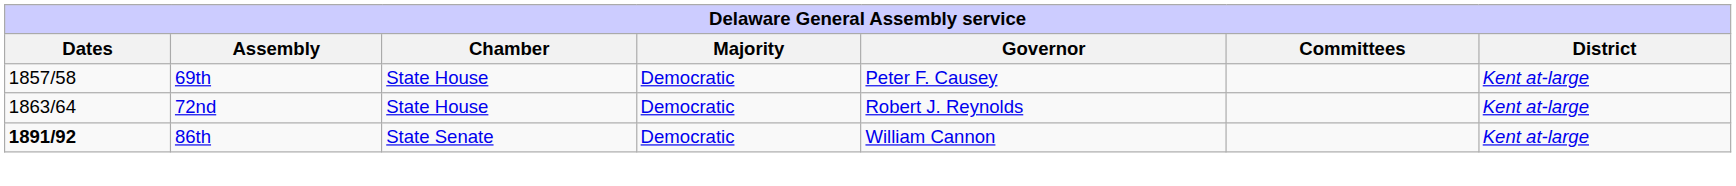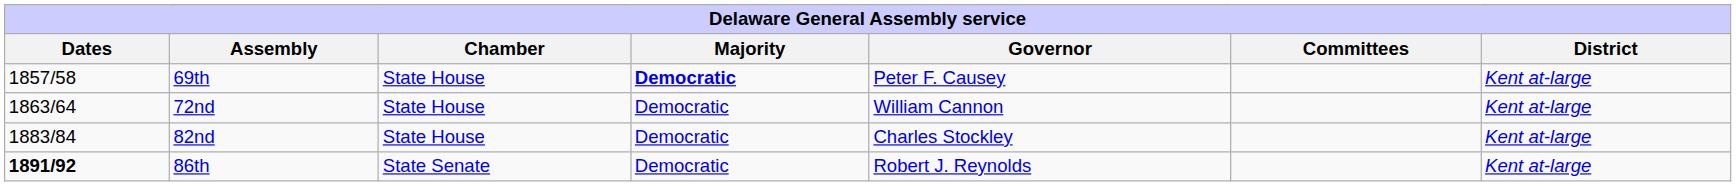(688, 78) normal -> (685, 78) bold
(944, 107) Robert J. Reynolds -> (938, 107) William Cannon
+ row: (194, 136)
(930, 136) William Cannon -> (952, 166) Robert J. Reynolds
